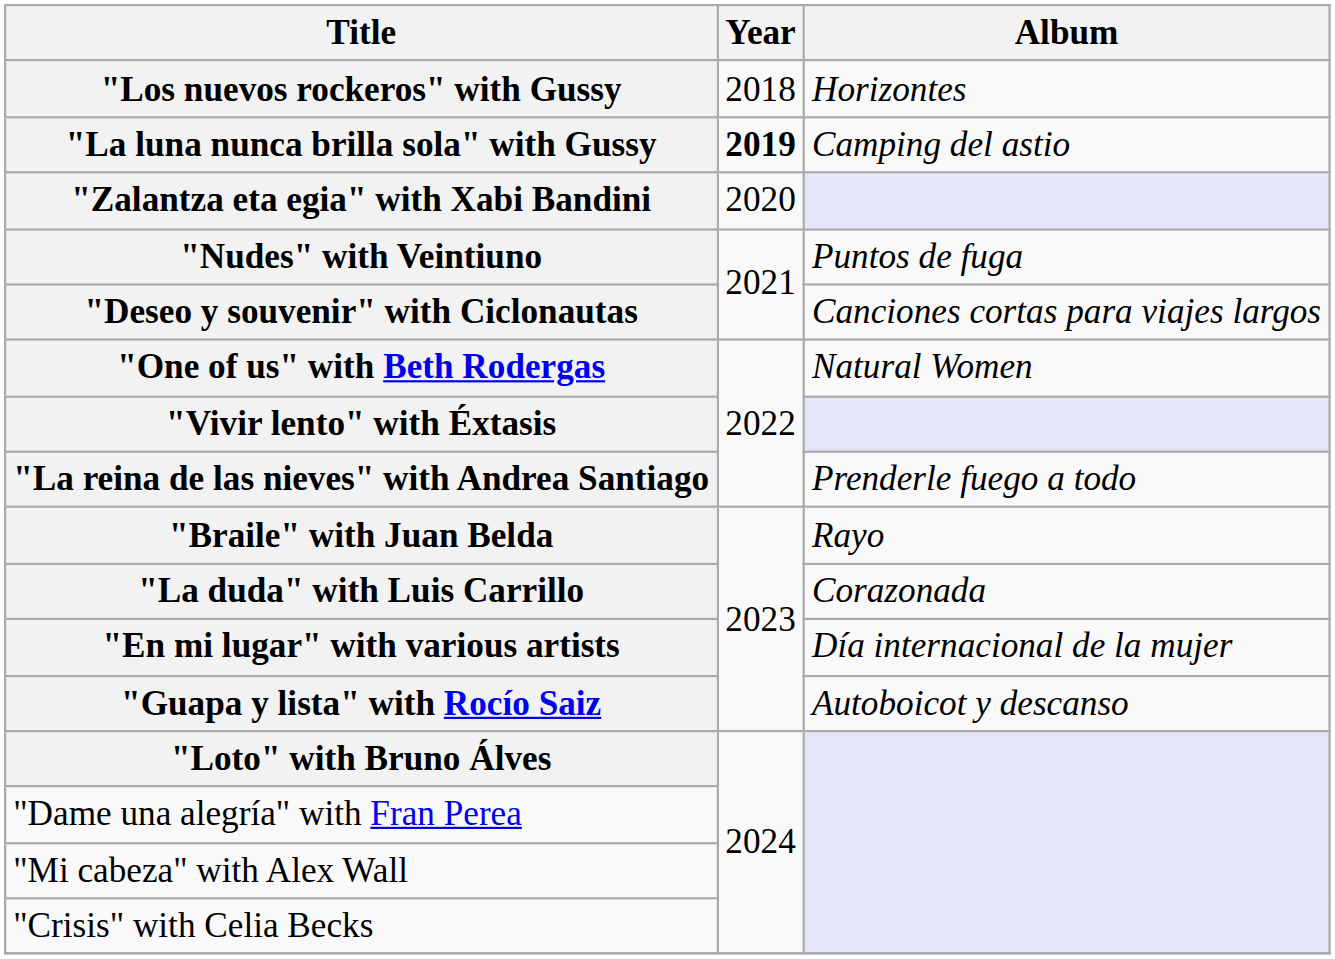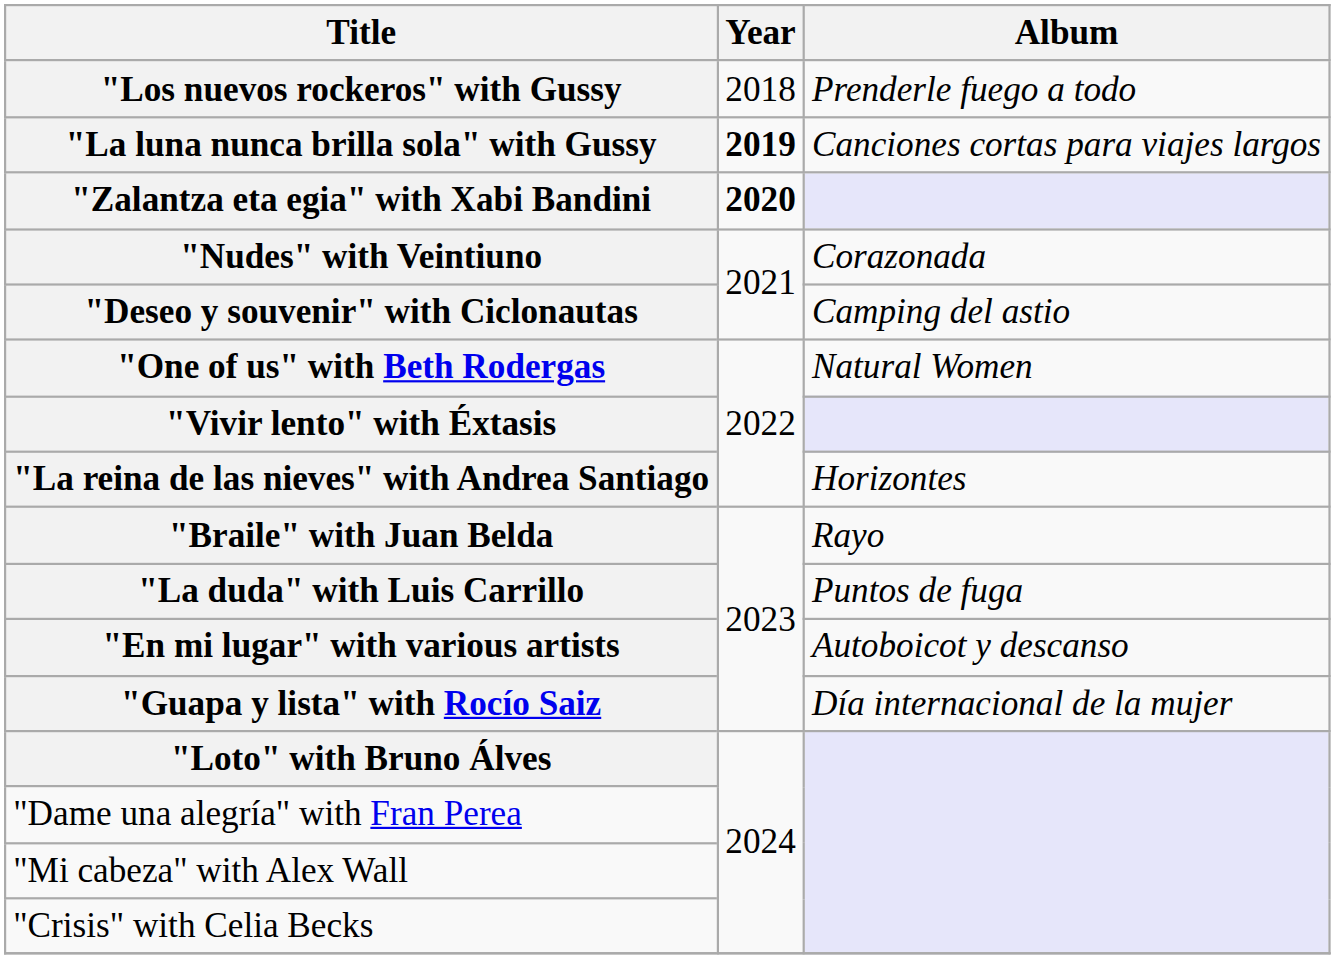(889, 88) Horizontes -> (974, 88) Prenderle fuego a todo
(941, 144) Camping del astio -> (1067, 144) Canciones cortas para viajes largos
(761, 199) normal -> (761, 199) bold
(918, 255) Puntos de fuga -> (899, 255) Corazonada
(1067, 311) Canciones cortas para viajes largos -> (941, 311) Camping del astio
(974, 479) Prenderle fuego a todo -> (889, 479) Horizontes
(899, 590) Corazonada -> (918, 590) Puntos de fuga
(1022, 646) Día internacional de la mujer -> (970, 646) Autoboicot y descanso
(970, 702) Autoboicot y descanso -> (1022, 702) Día internacional de la mujer
